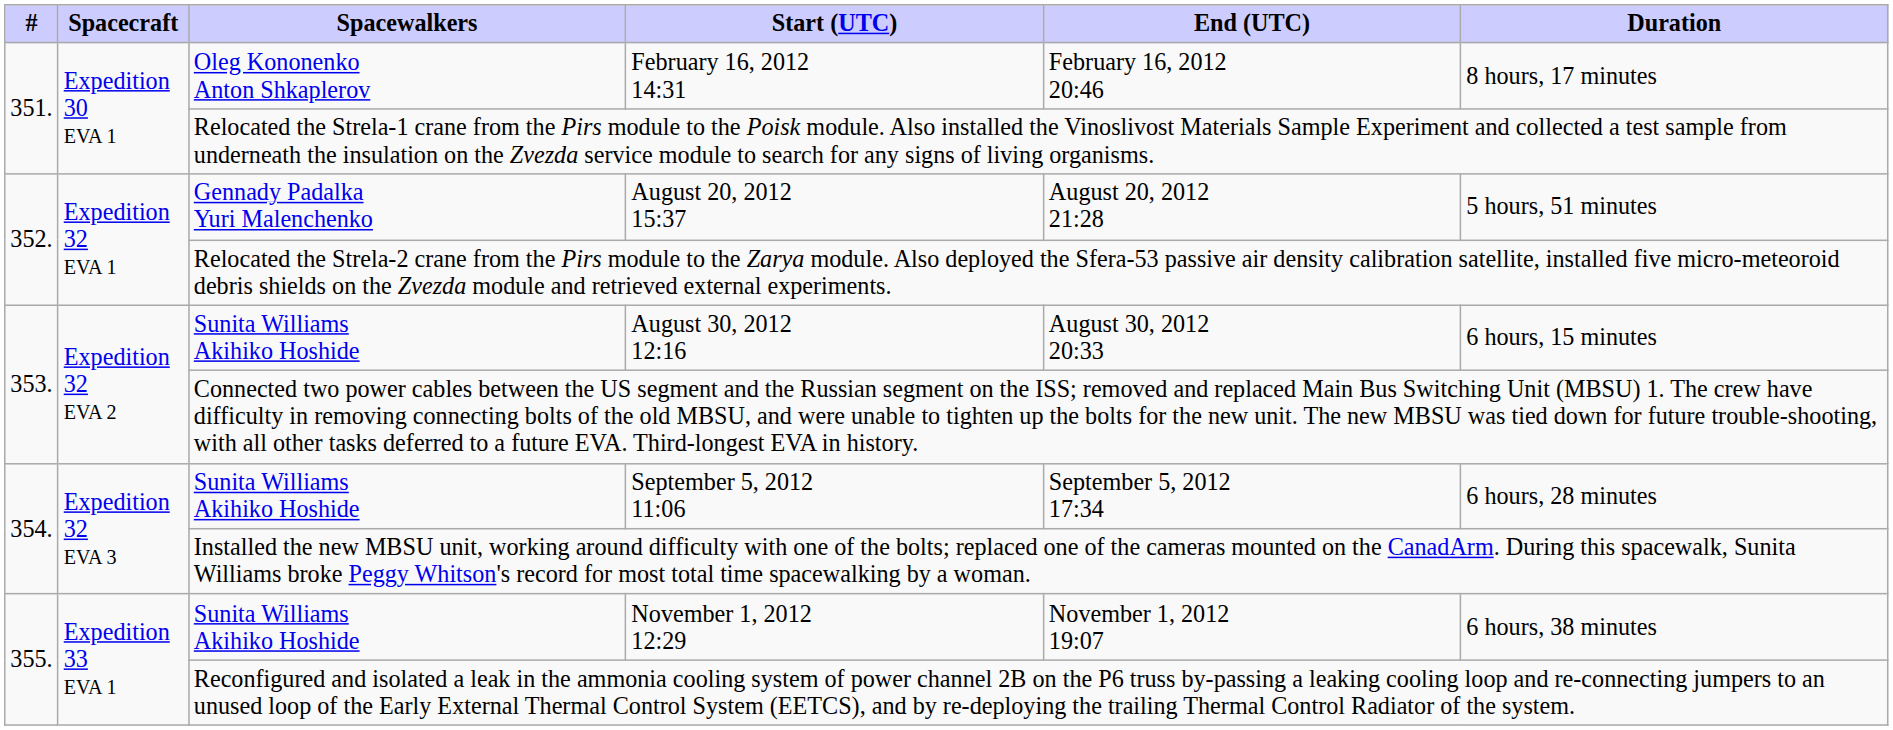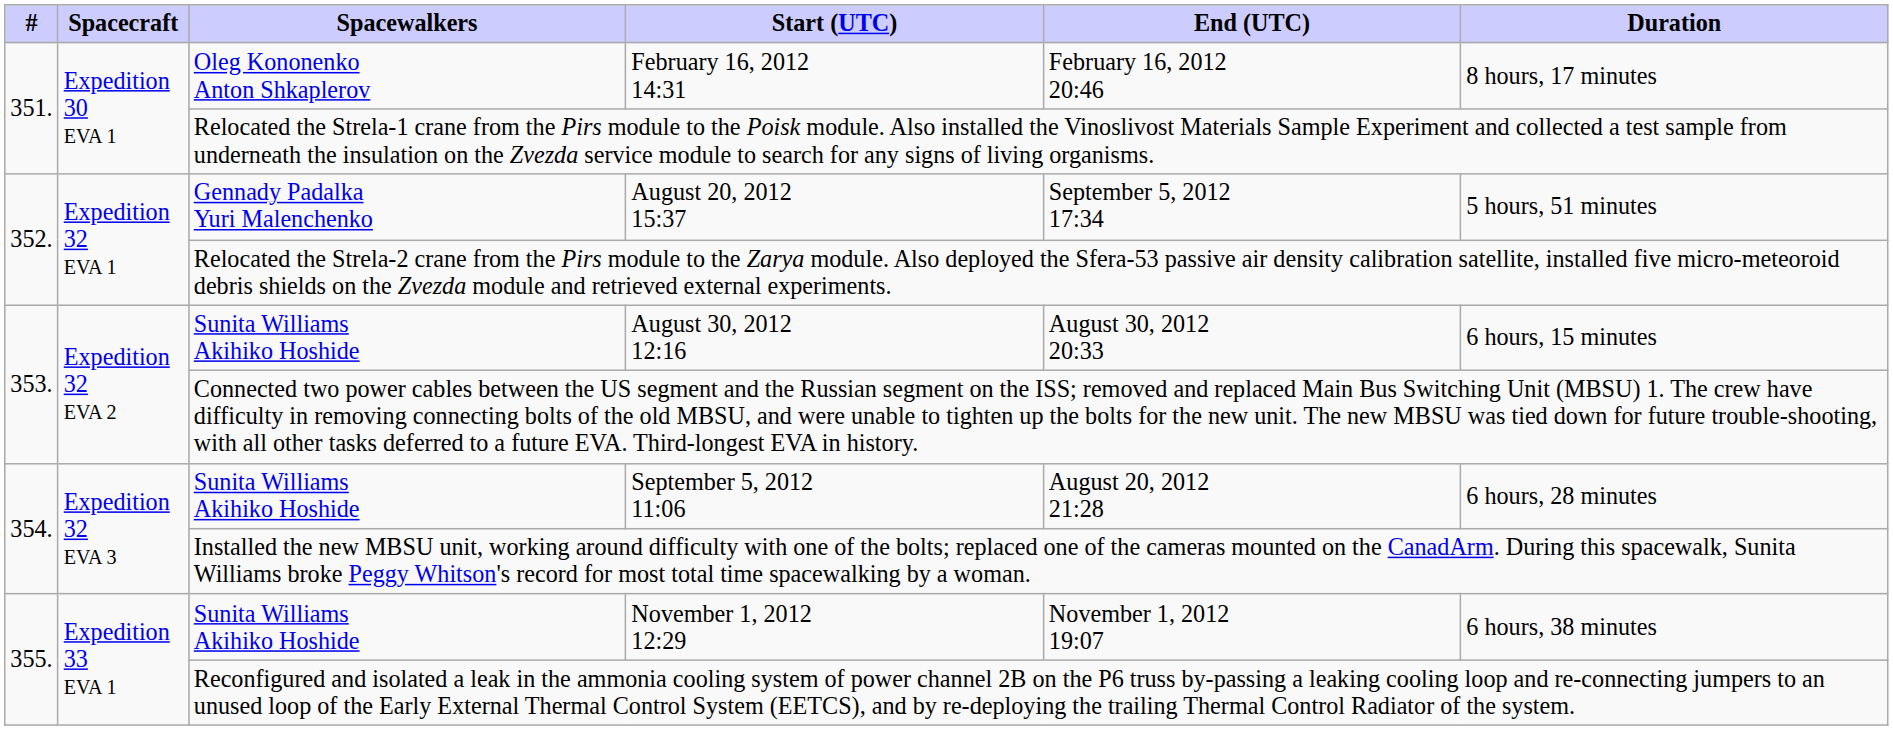(1129, 206) August 20, 2012 21:28 -> (1140, 206) September 5, 2012 17:34
(1140, 495) September 5, 2012 17:34 -> (1129, 495) August 20, 2012 21:28
